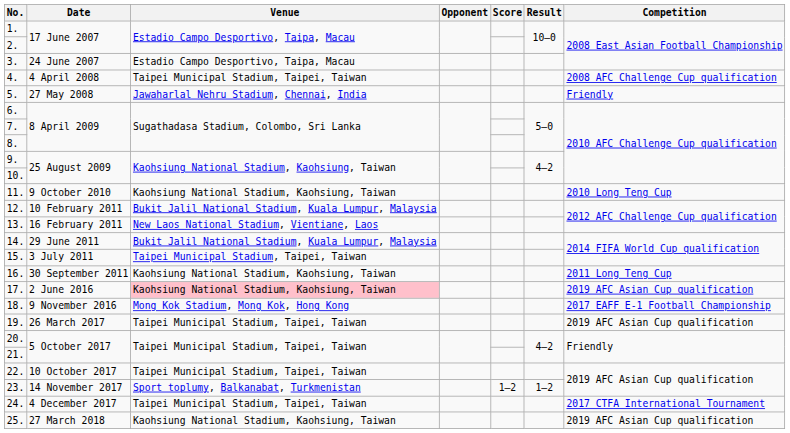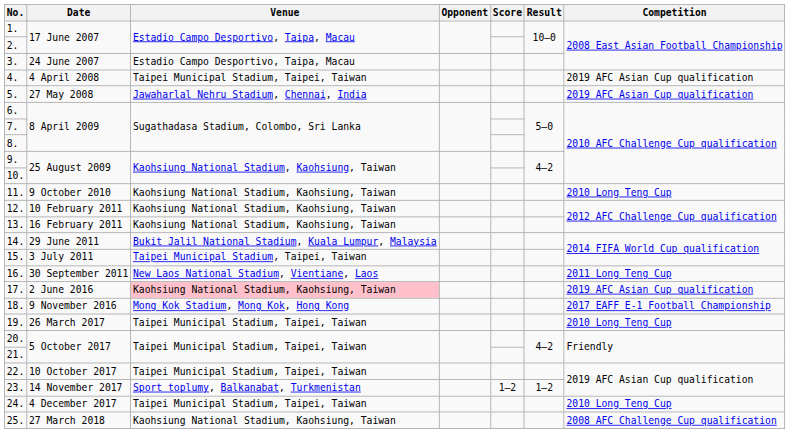(672, 78) 2008 AFC Challenge Cup qualification -> (660, 78) 2019 AFC Asian Cup qualification
(590, 94) Friendly -> (660, 94) 2019 AFC Asian Cup qualification
(285, 208) Bukit Jalil National Stadium, Kuala Lumpur, Malaysia -> (264, 208) Kaohsiung National Stadium, Kaohsiung, Taiwan
(256, 224) New Laos National Stadium, Vientiane, Laos -> (264, 224) Kaohsiung National Stadium, Kaohsiung, Taiwan
(264, 273) Kaohsiung National Stadium, Kaohsiung, Taiwan -> (256, 273) New Laos National Stadium, Vientiane, Laos
(660, 322) 2019 AFC Asian Cup qualification -> (619, 322) 2010 Long Teng Cup
(666, 404) 2017 CTFA International Tournament -> (619, 404) 2010 Long Teng Cup
(660, 420) 2019 AFC Asian Cup qualification -> (672, 420) 2008 AFC Challenge Cup qualification
